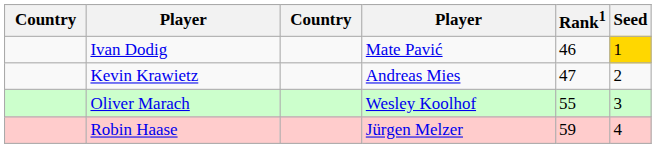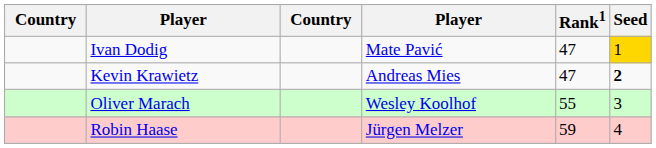(568, 49) 46 -> (568, 49) 47
(618, 76) normal -> (618, 76) bold
